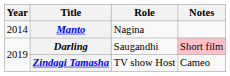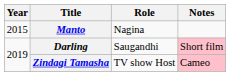(17, 29) 2014 -> (17, 29) 2015
(195, 63) no background -> (195, 63) pink background
